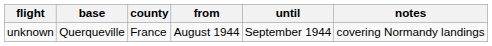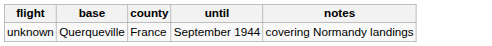- column: (207, 13)
